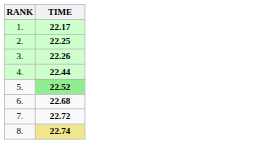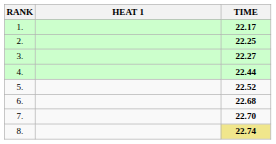+ column: (128, 12)
(60, 57) 22.26 -> (246, 57) 22.27
(60, 87) lightgreen background -> (246, 87) no background
(60, 117) 22.72 -> (246, 117) 22.70
